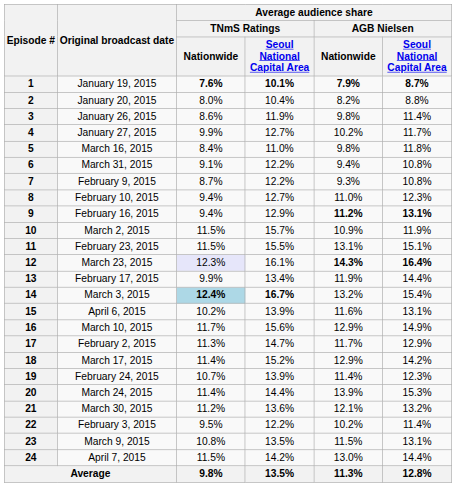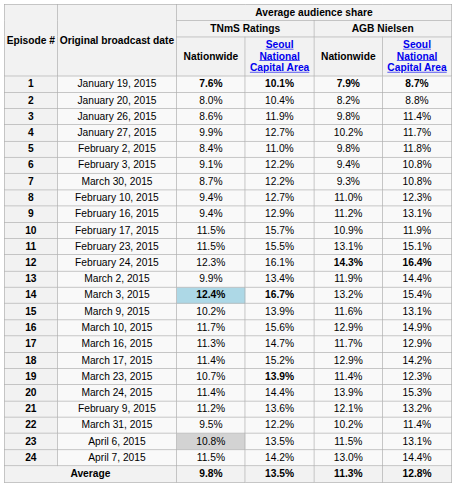(117, 149) March 16, 2015 -> (117, 149) February 2, 2015
(117, 165) March 31, 2015 -> (117, 165) February 3, 2015
(117, 181) February 9, 2015 -> (117, 181) March 30, 2015
(348, 214) bold -> (348, 214) normal
(417, 214) bold -> (417, 214) normal
(117, 230) March 2, 2015 -> (117, 230) February 17, 2015
(117, 263) March 23, 2015 -> (117, 263) February 24, 2015
(211, 263) lavender background -> (211, 263) no background
(117, 279) February 17, 2015 -> (117, 279) March 2, 2015
(117, 311) April 6, 2015 -> (117, 311) March 9, 2015
(117, 344) February 2, 2015 -> (117, 344) March 16, 2015
(117, 376) February 24, 2015 -> (117, 376) March 23, 2015
(280, 376) normal -> (280, 376) bold
(117, 409) March 30, 2015 -> (117, 409) February 9, 2015
(117, 425) February 3, 2015 -> (117, 425) March 31, 2015
(117, 441) March 9, 2015 -> (117, 441) April 6, 2015
(211, 441) no background -> (211, 441) lightgrey background
